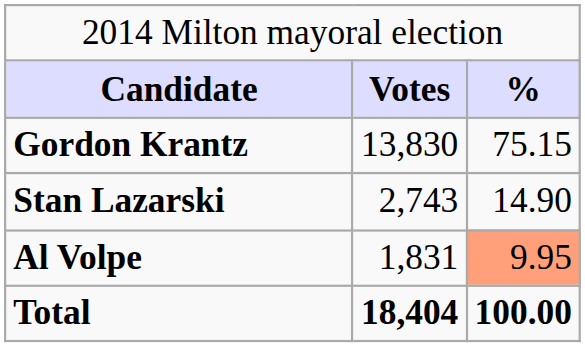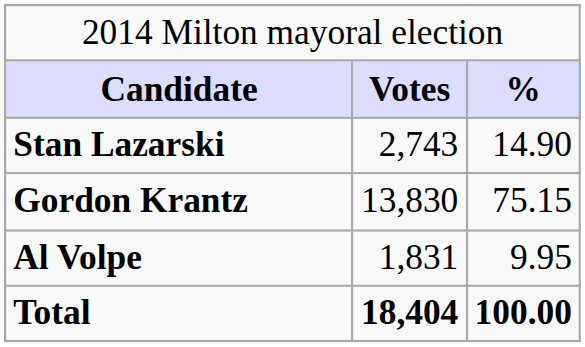rows swapped: (131, 144) <-> (119, 200)
(541, 256) lightsalmon background -> (541, 256) no background
